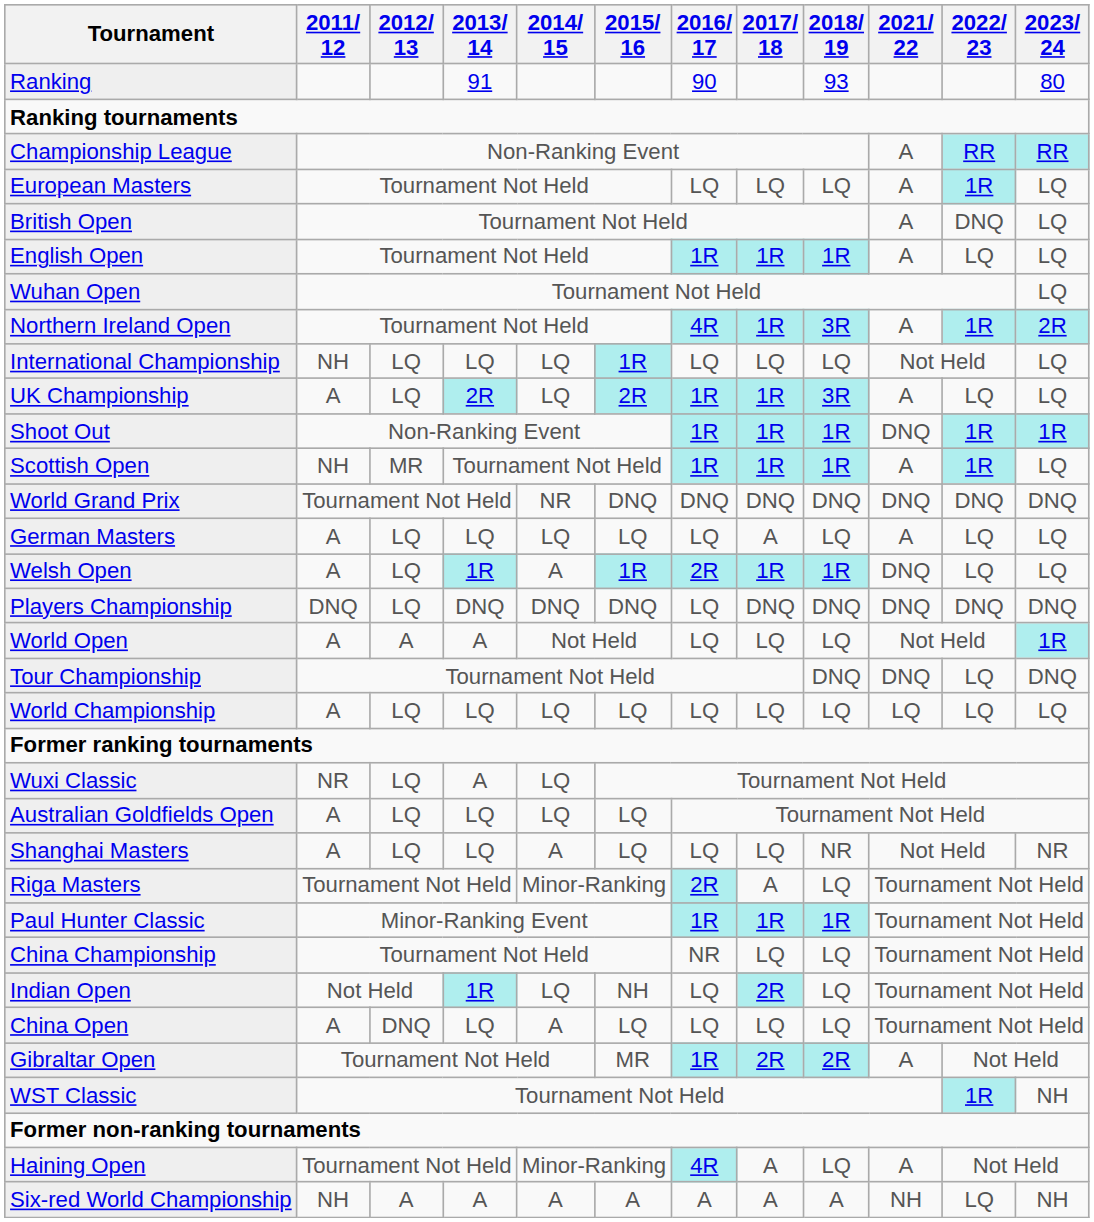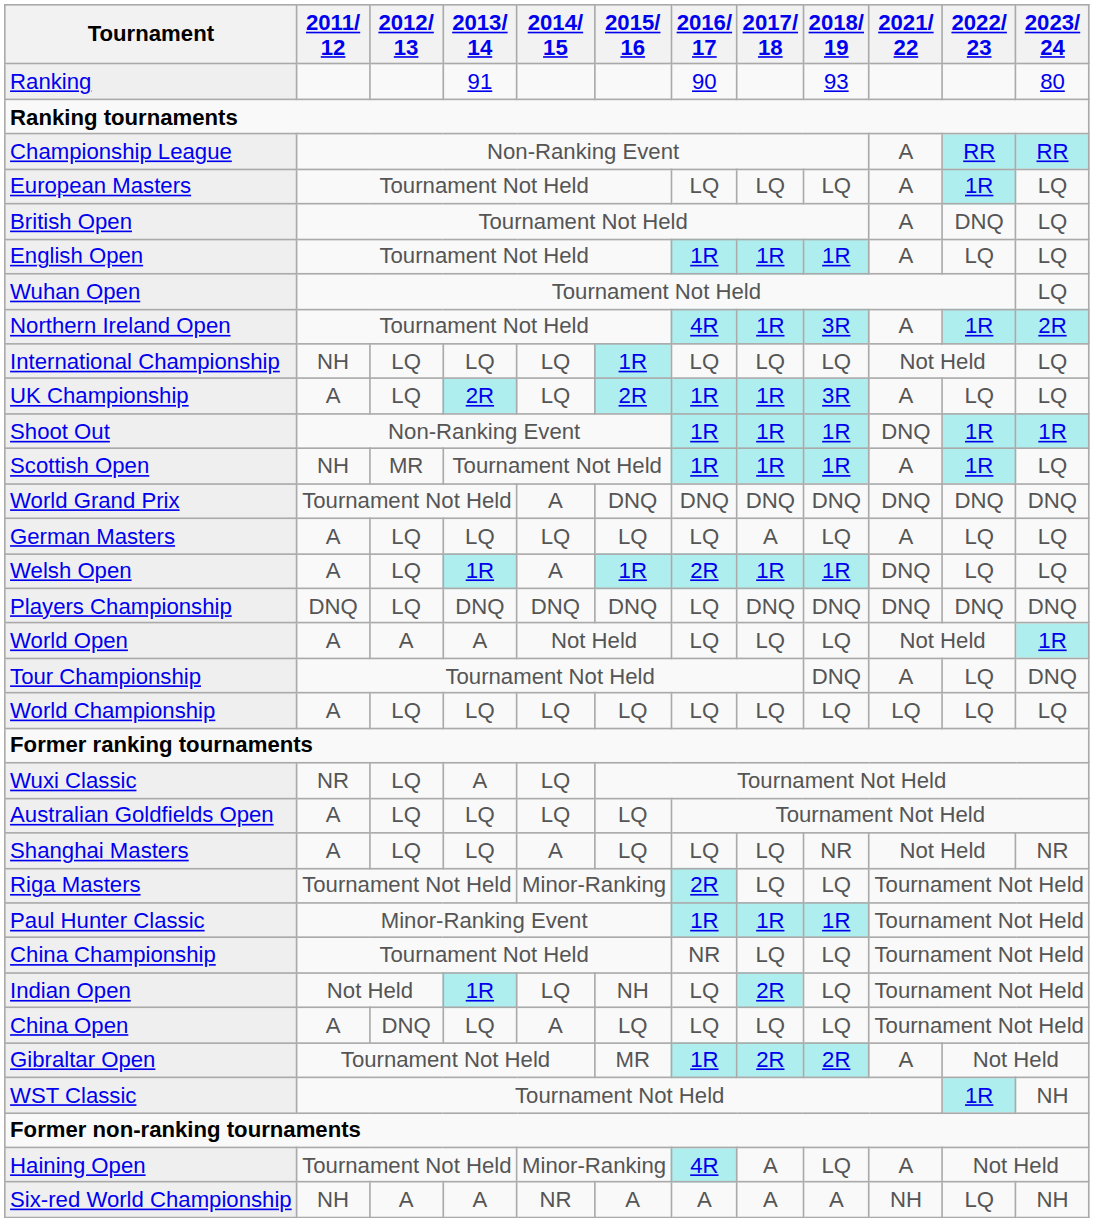(555, 501) NR -> (555, 501) A
(906, 675) DNQ -> (906, 675) A
(770, 885) A -> (770, 885) LQ
(555, 1199) A -> (555, 1199) NR
